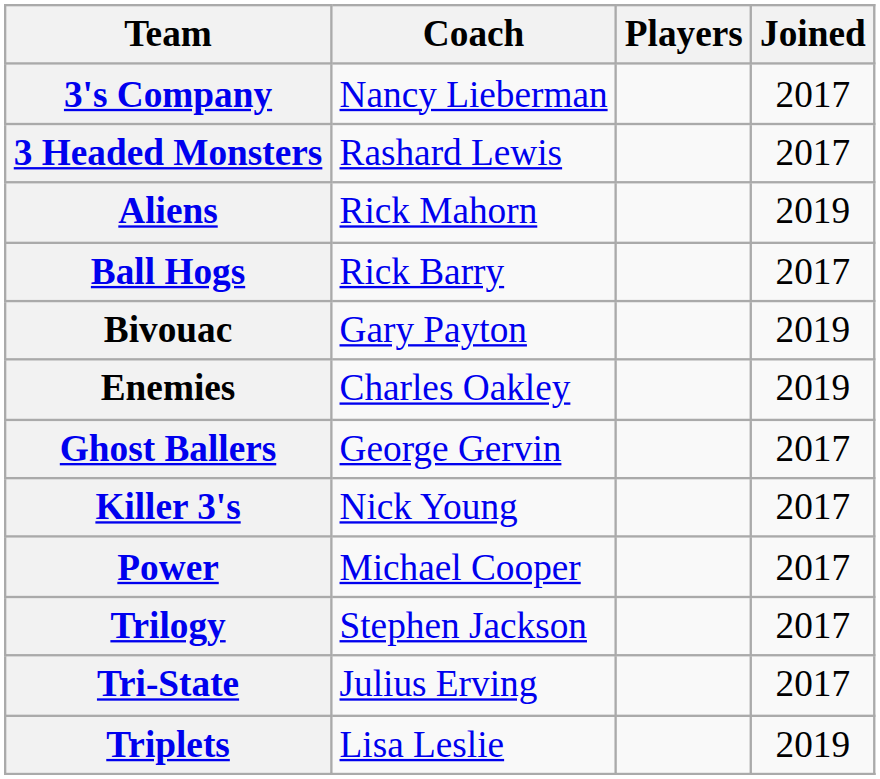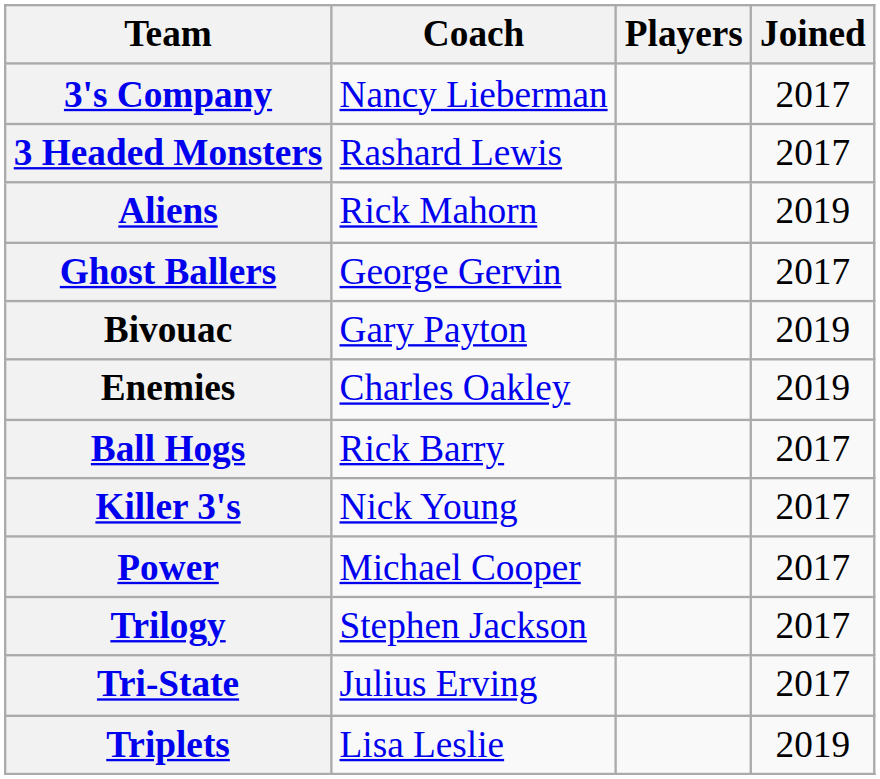rows swapped: (168, 270) <-> (168, 447)
